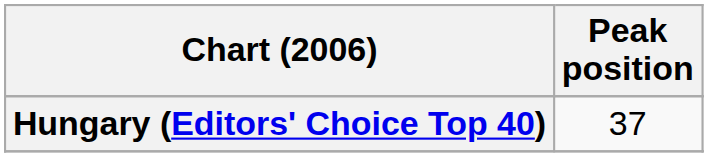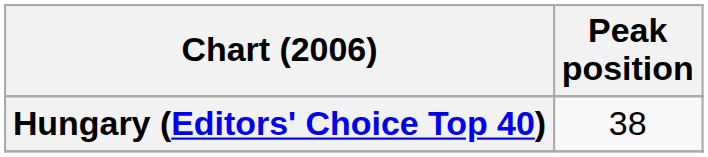(628, 123) 37 -> (628, 123) 38
